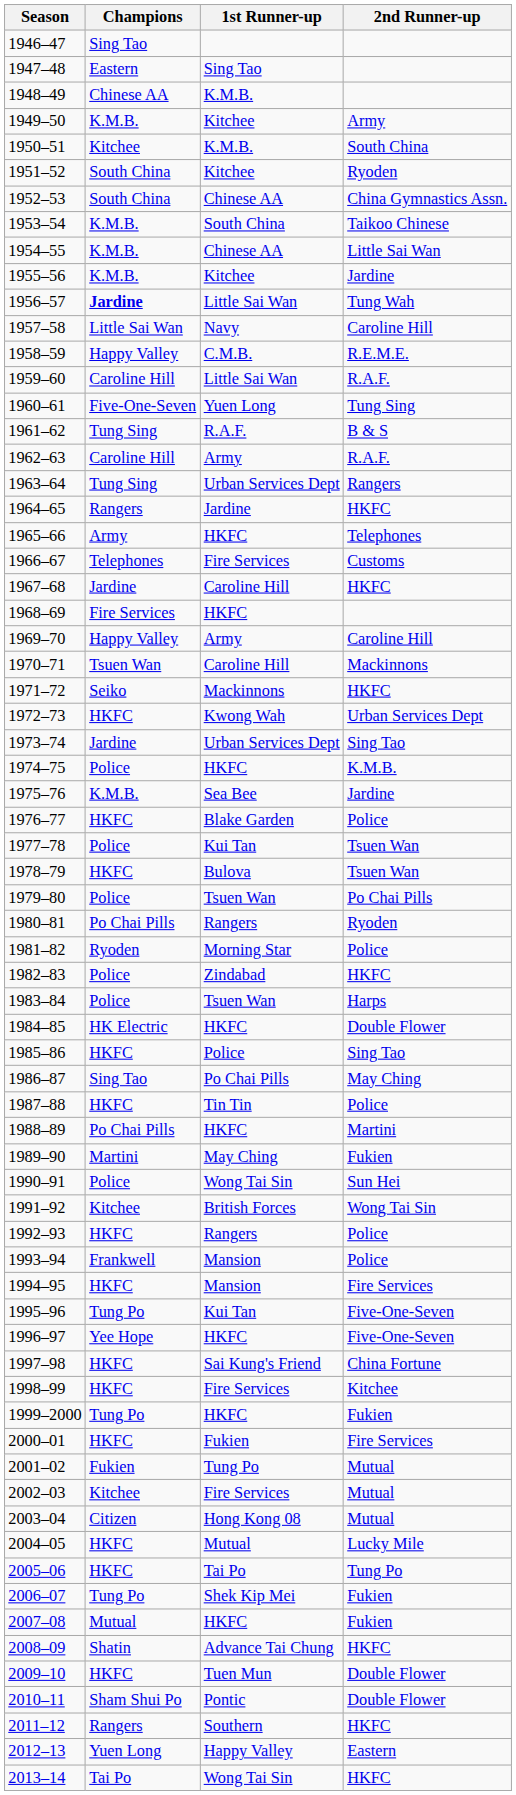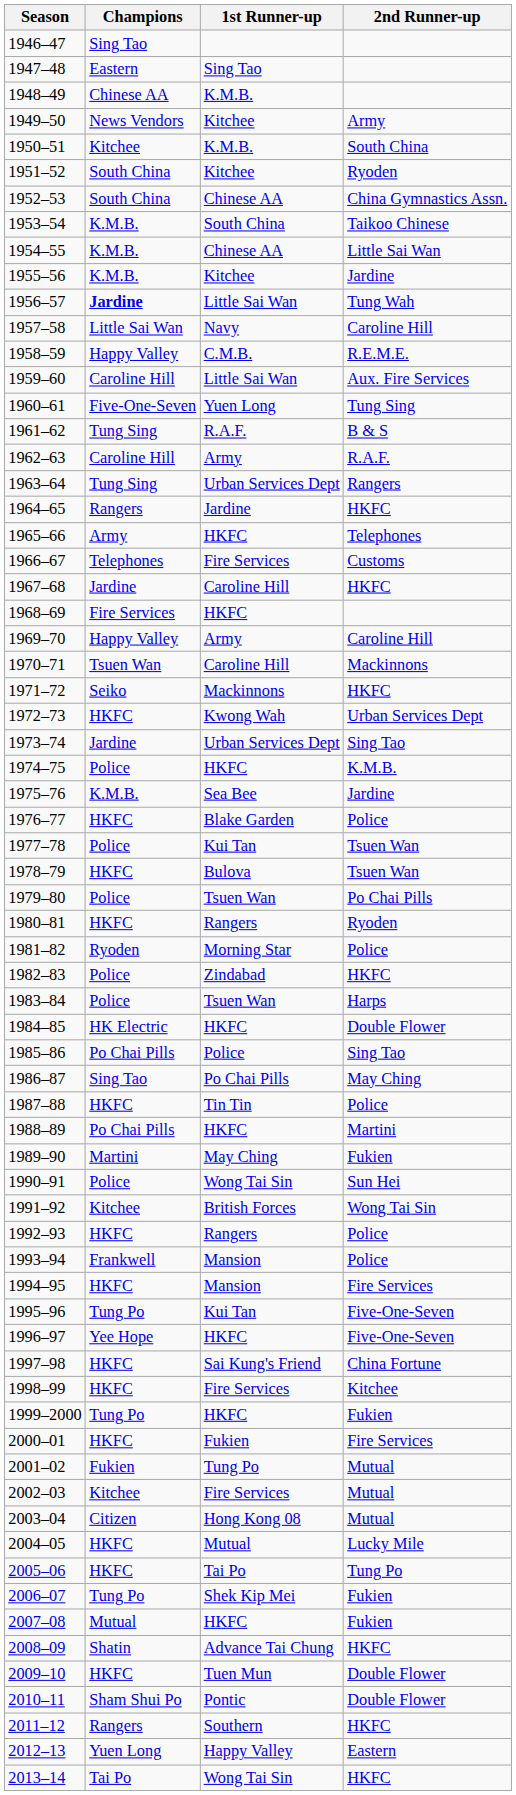(114, 120) K.M.B. -> (136, 120) News Vendors
(369, 379) R.A.F. -> (408, 379) Aux. Fire Services
(132, 923) Po Chai Pills -> (111, 923) HKFC
(111, 1052) HKFC -> (132, 1052) Po Chai Pills
